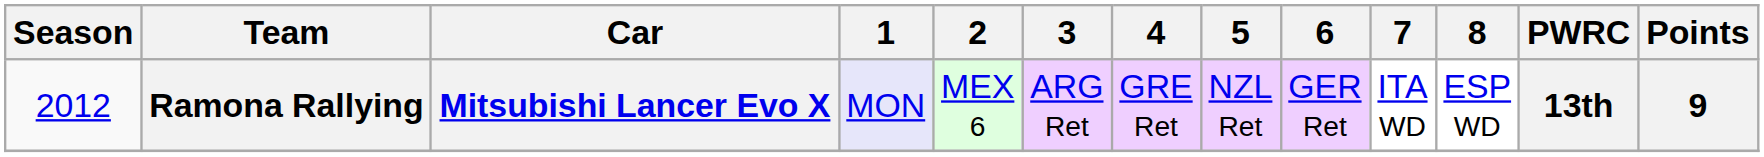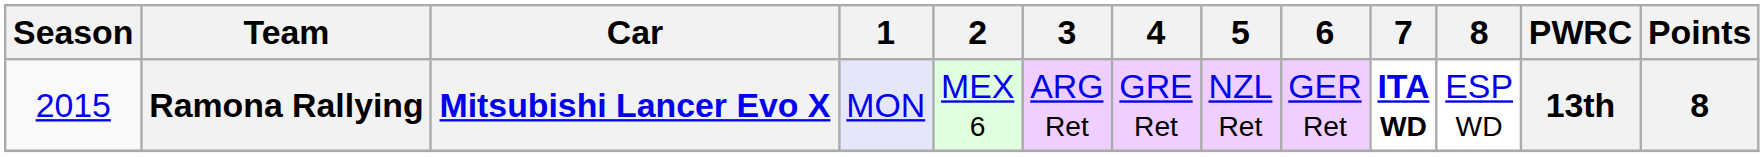(73, 105) 2012 -> (73, 105) 2015
(1402, 105) normal -> (1403, 105) bold
(1698, 105) 9 -> (1700, 105) 8
